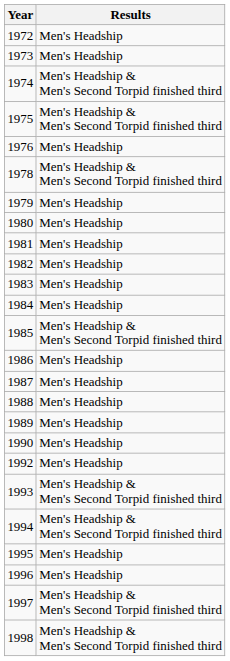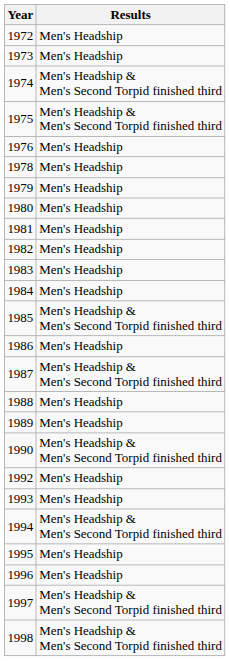(131, 174) Men's Headship & Men's Second Torpid finished third -> (81, 167) Men's Headship
(81, 381) Men's Headship -> (131, 374) Men's Headship & Men's Second Torpid finished third
(81, 443) Men's Headship -> (131, 450) Men's Headship & Men's Second Torpid finished third
(131, 491) Men's Headship & Men's Second Torpid finished third -> (81, 498) Men's Headship
